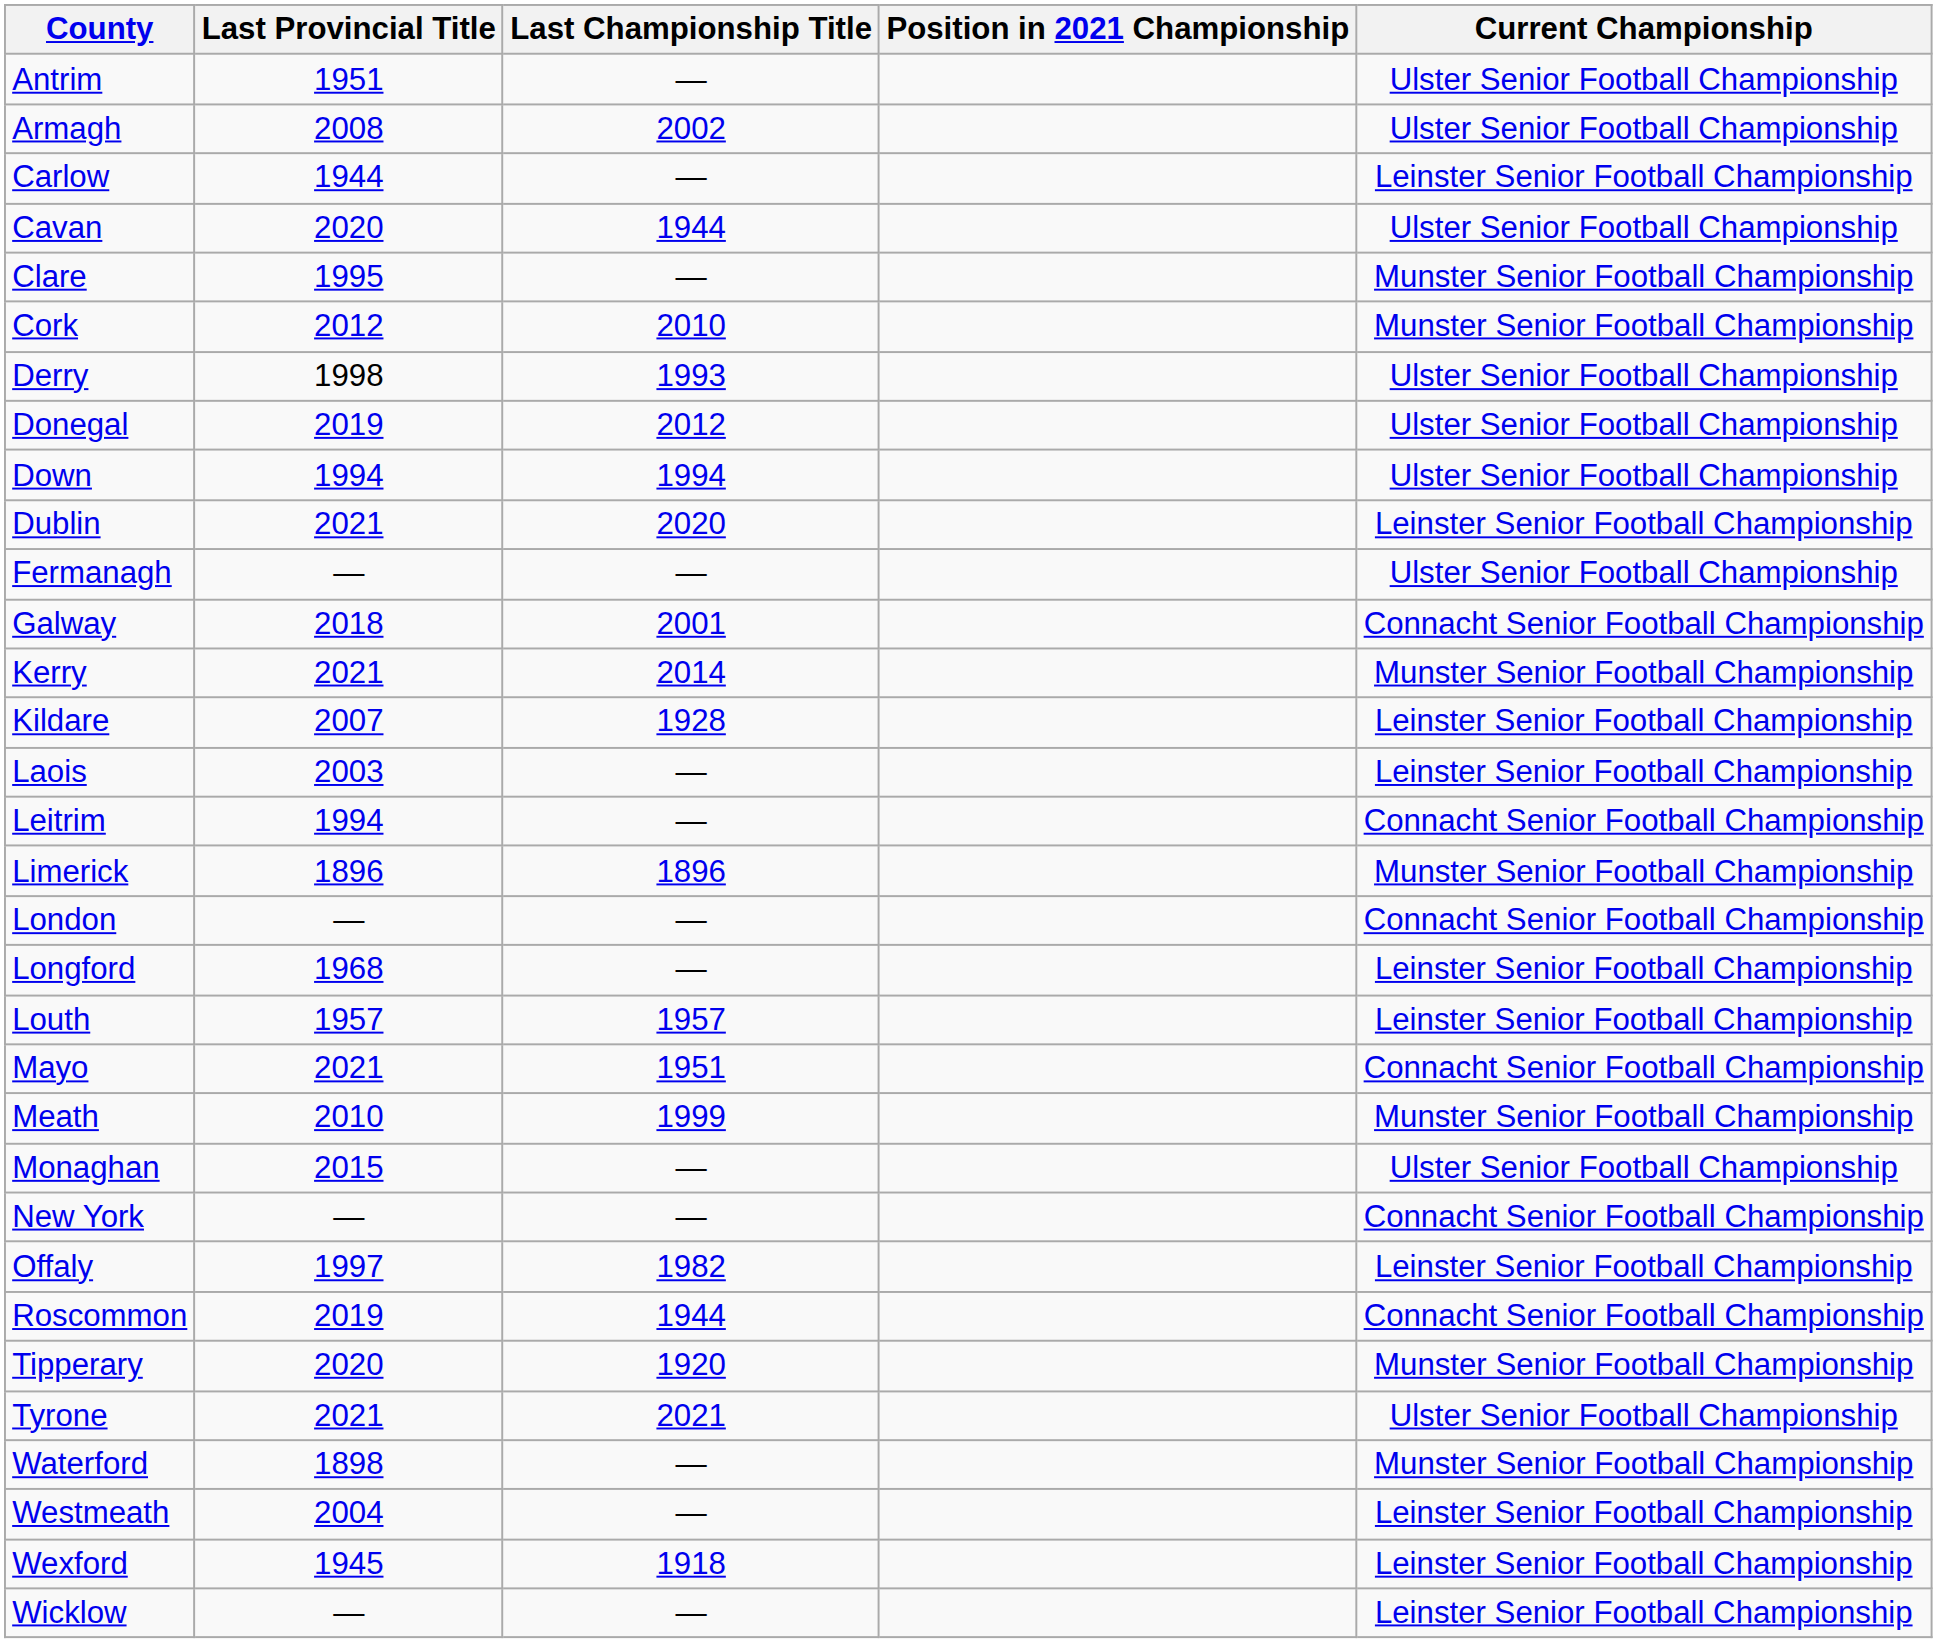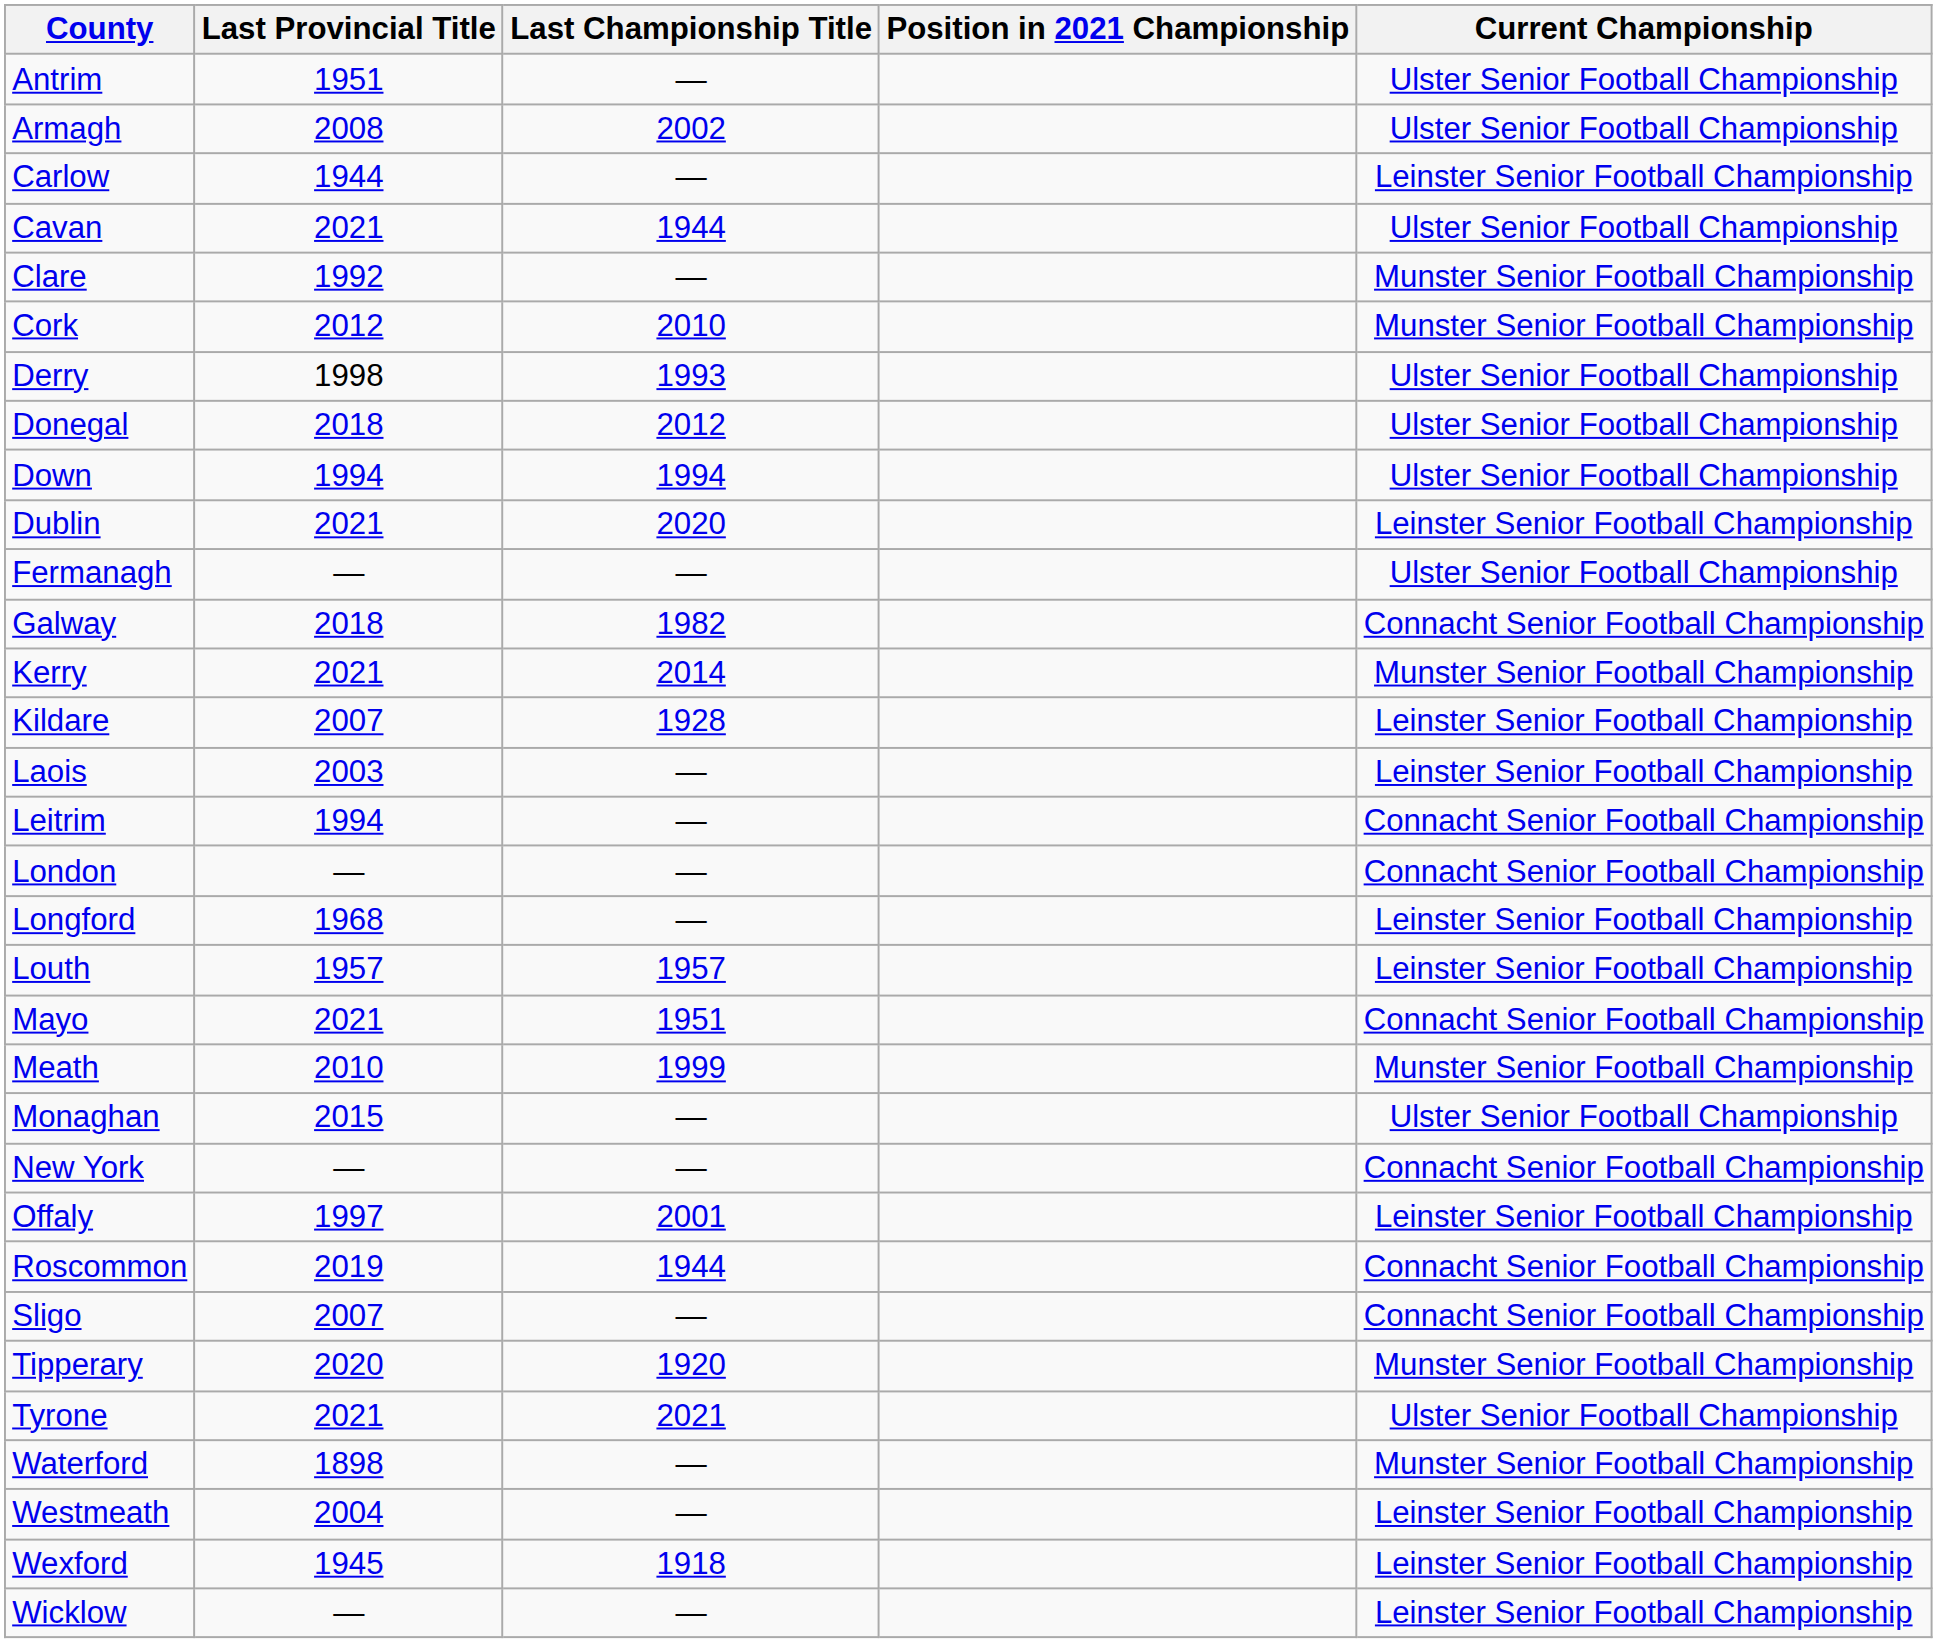(349, 227) 2020 -> (349, 227) 2021
(349, 276) 1995 -> (349, 276) 1992
(349, 425) 2019 -> (349, 425) 2018
(691, 623) 2001 -> (691, 623) 1982
- row: (70, 870)
(691, 1266) 1982 -> (691, 1216) 2001
+ row: (47, 1315)
